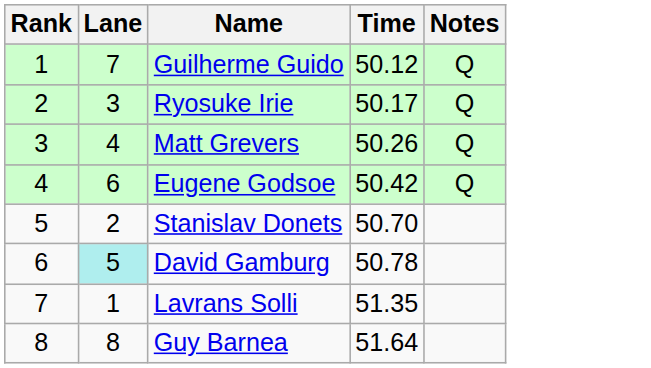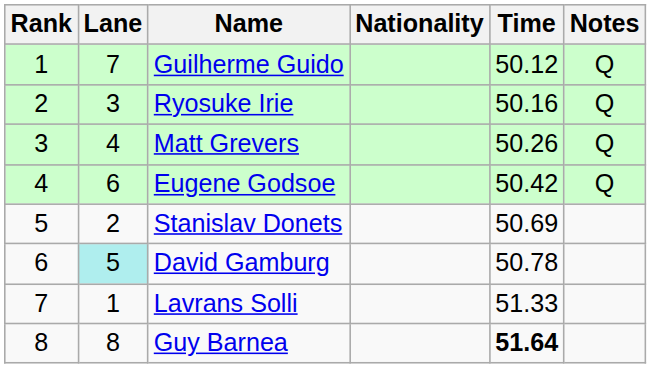+ column: (419, 24)
(387, 104) 50.17 -> (527, 104) 50.16
(387, 223) 50.70 -> (527, 223) 50.69
(387, 303) 51.35 -> (527, 303) 51.33
(387, 343) normal -> (527, 343) bold
